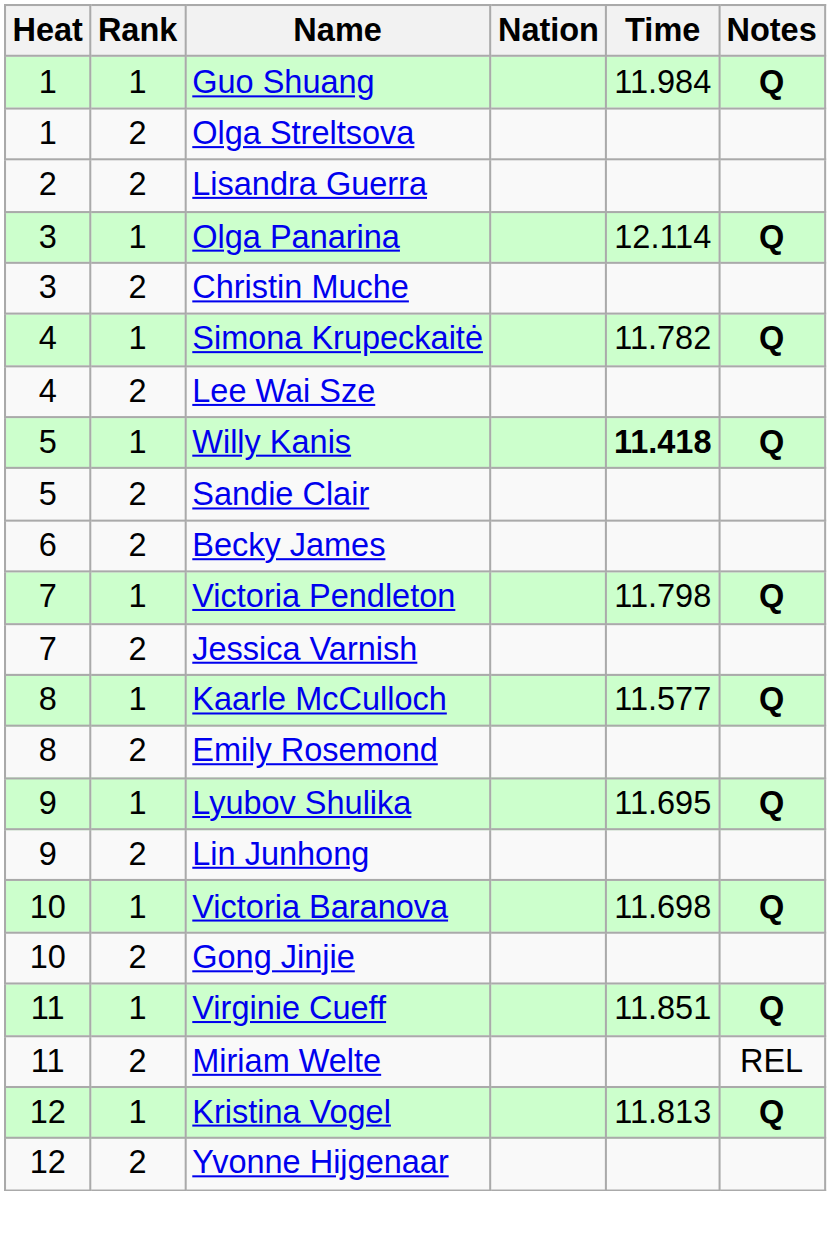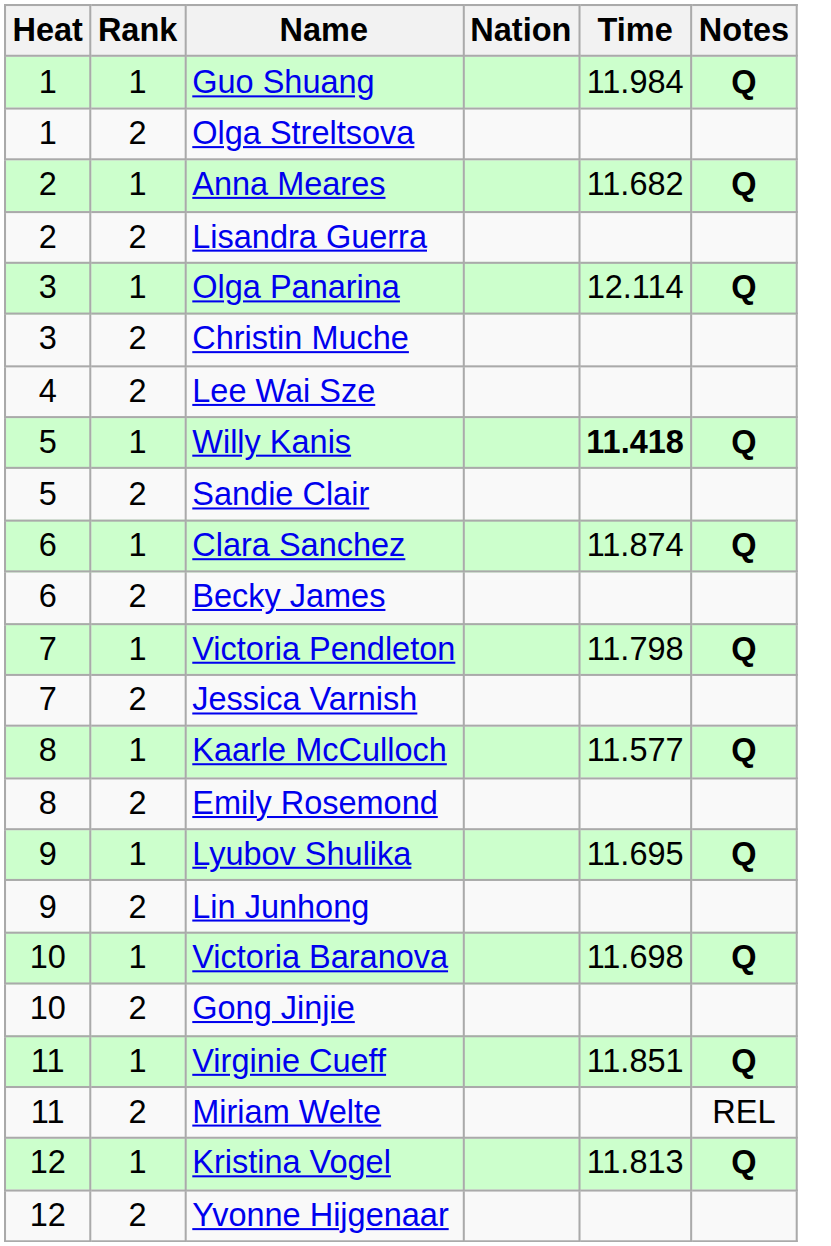+ row: (289, 184)
- row: (338, 339)
+ row: (299, 545)
